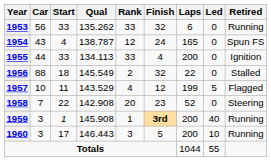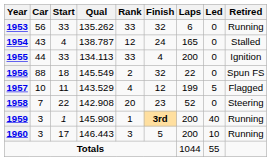(246, 42) Spun FS -> (246, 42) Stalled
(246, 73) Stalled -> (246, 73) Spun FS
